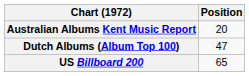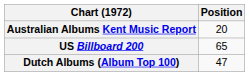rows swapped: (101, 46) <-> (101, 63)
